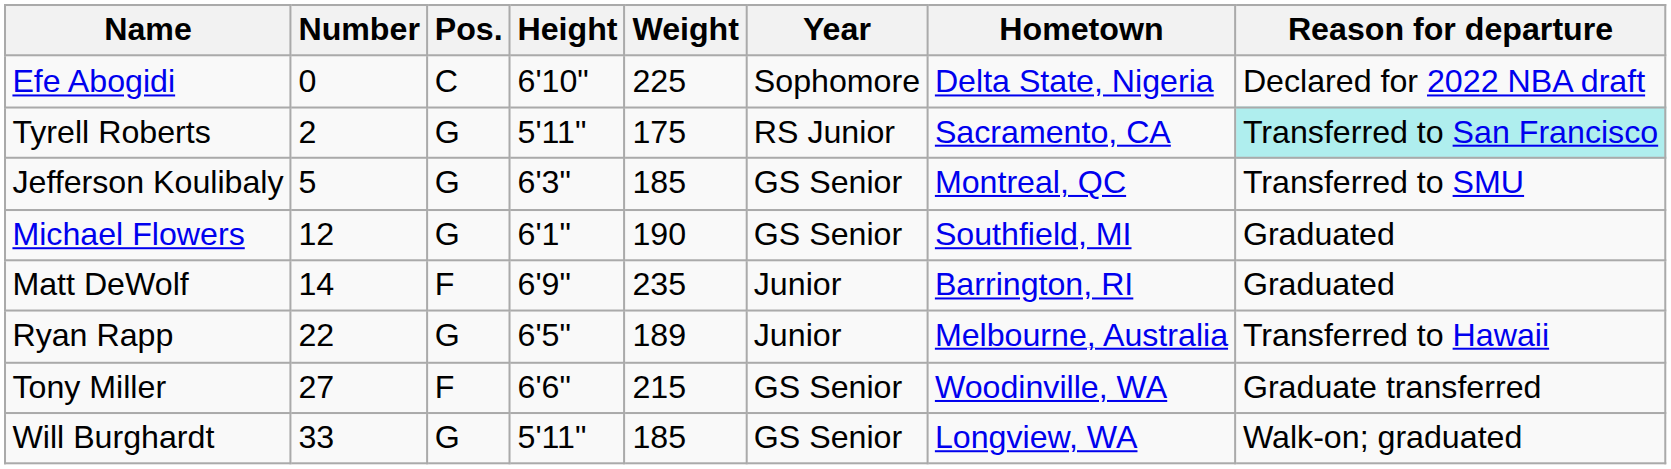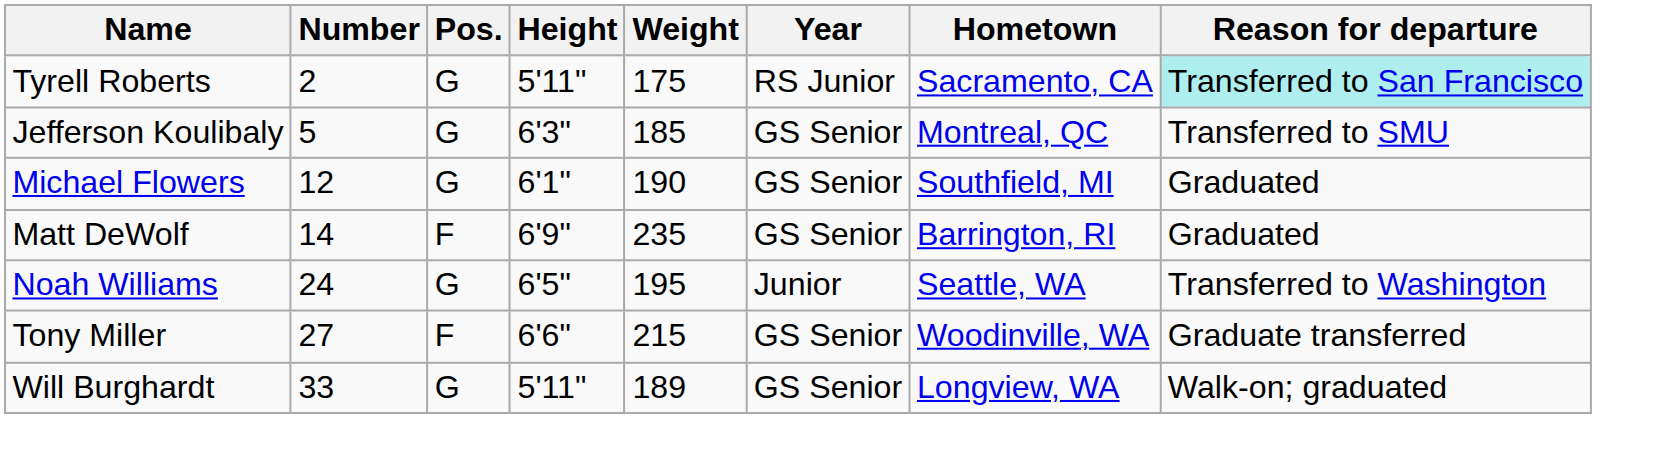- row: (94, 81)
(798, 285) Junior -> (828, 234) GS Senior
- row: (93, 336)
+ row: (115, 285)
(659, 438) 185 -> (659, 387) 189
